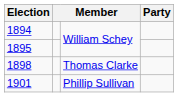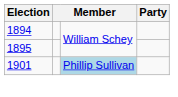- row: (19, 65)
(99, 83) no background -> (99, 65) lightblue background
